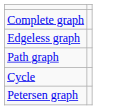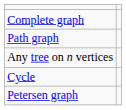- row: (44, 38)
+ row: (60, 57)
